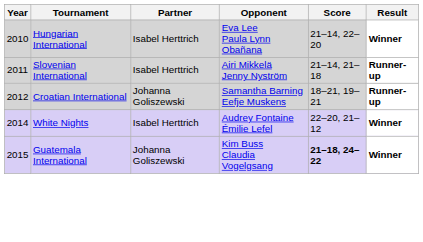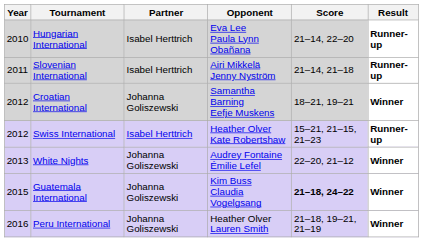(385, 39) Winner -> (389, 39) Runner-up
(387, 97) Runner-up -> (387, 102) Winner
+ row: (74, 134)
(18, 123) 2014 -> (18, 161) 2013
(166, 123) Isabel Herttrich -> (152, 161) Johanna Goliszewski
+ row: (72, 224)
